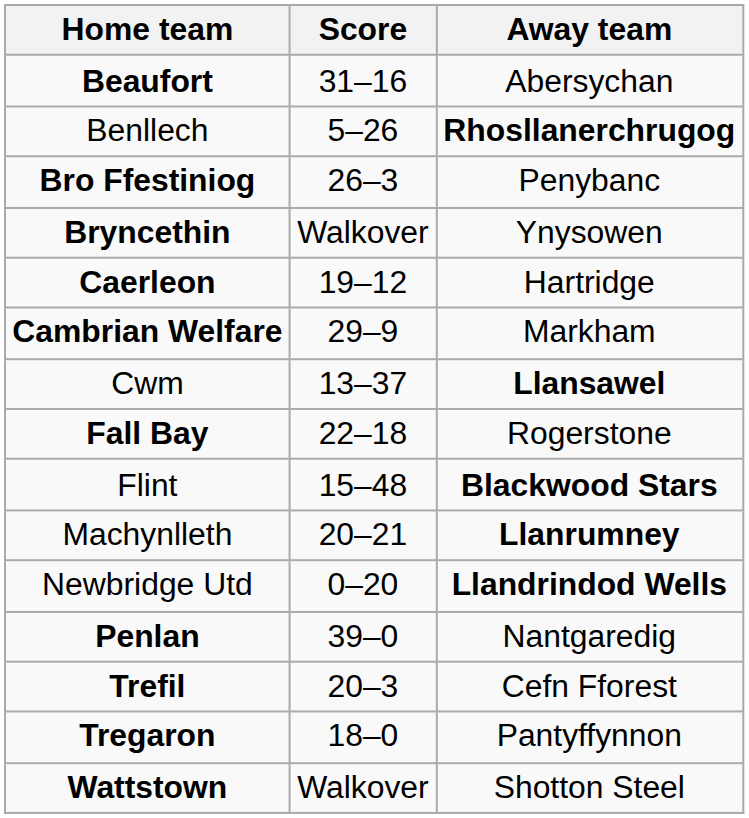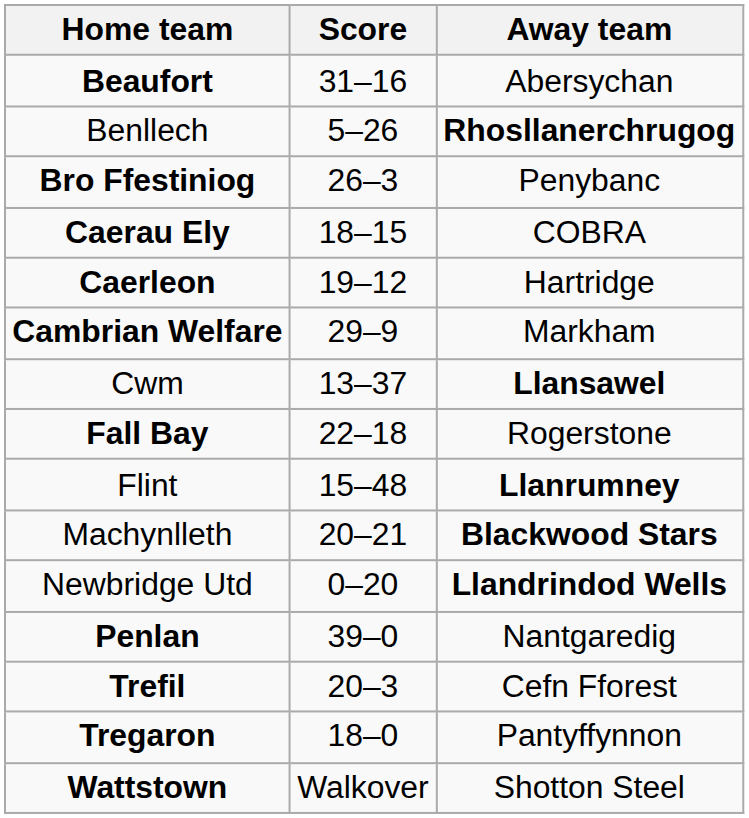- row: (147, 231)
+ row: (147, 231)
(589, 484) Blackwood Stars -> (589, 484) Llanrumney
(589, 534) Llanrumney -> (589, 534) Blackwood Stars
